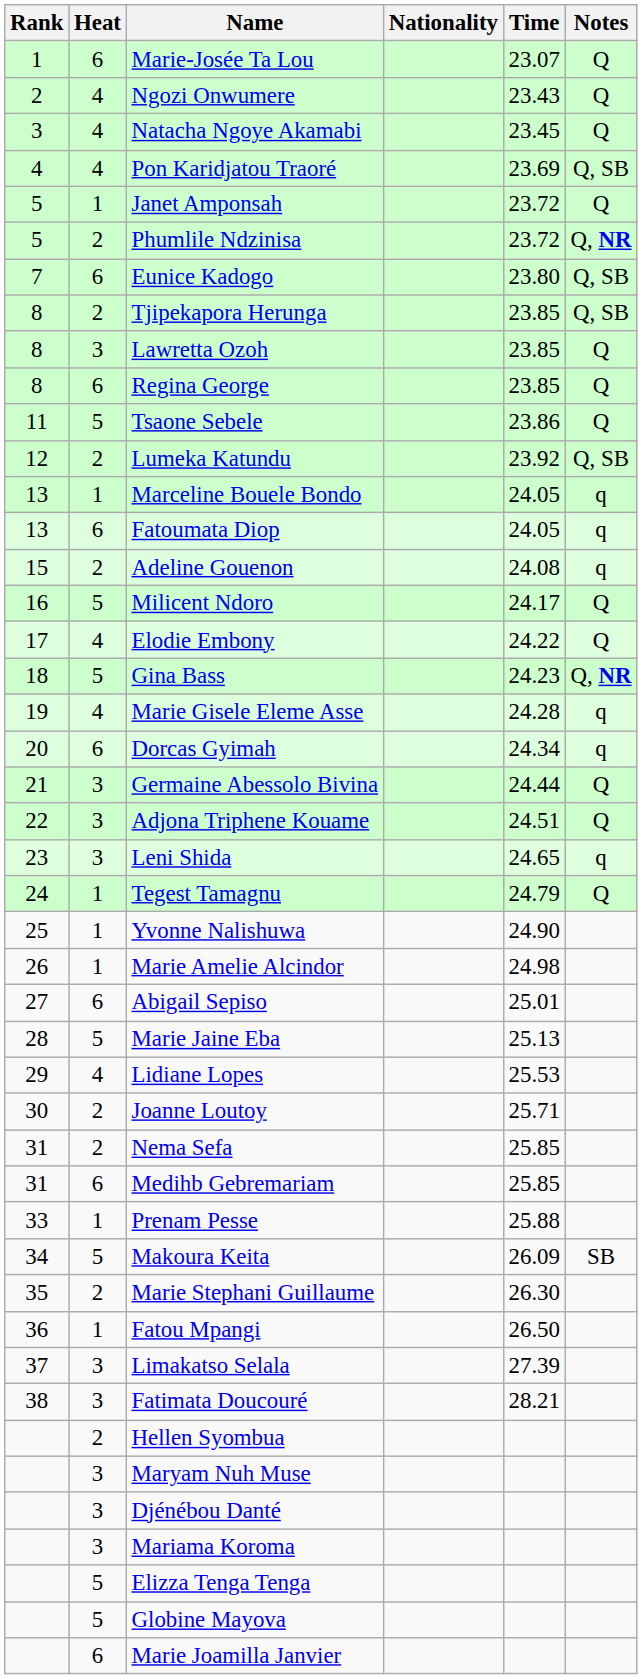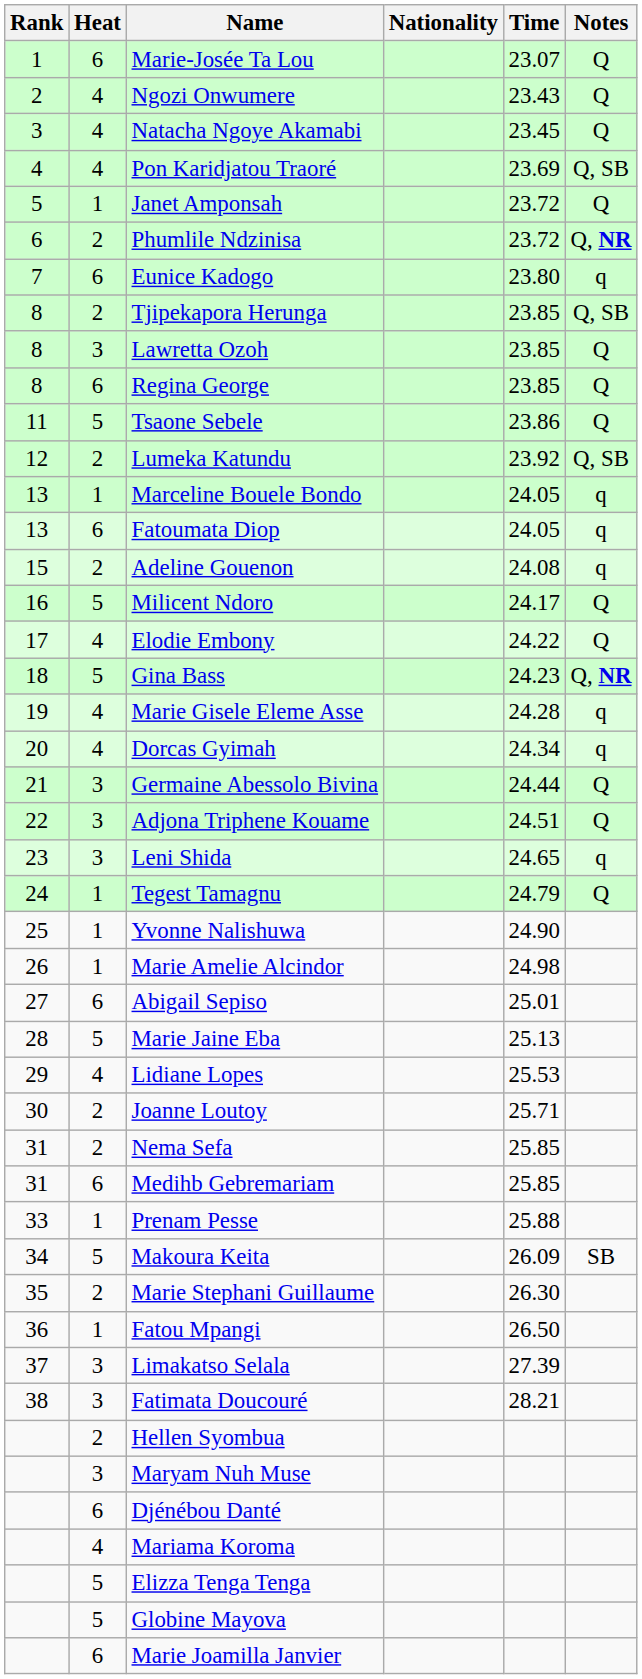(37, 240) 5 -> (37, 240) 6
(601, 276) Q, SB -> (601, 276) q
(97, 748) 6 -> (97, 748) 4
(97, 1510) 3 -> (97, 1510) 6
(97, 1546) 3 -> (97, 1546) 4
